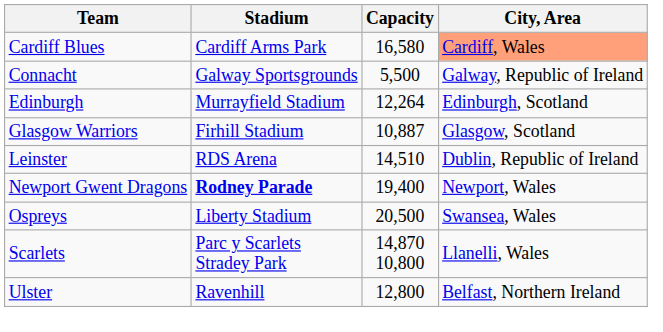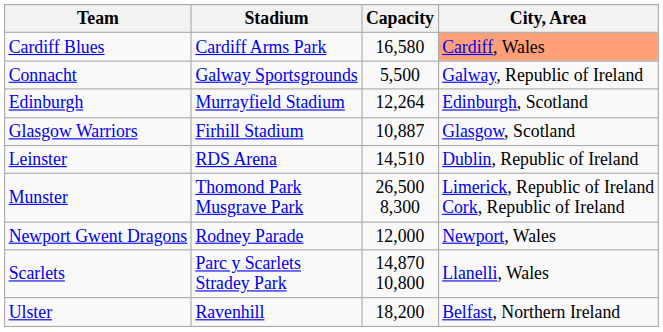+ row: (38, 197)
(254, 187) bold -> (249, 235) normal
(400, 187) 19,400 -> (400, 235) 12,000
- row: (38, 215)
(400, 292) 12,800 -> (400, 312) 18,200
